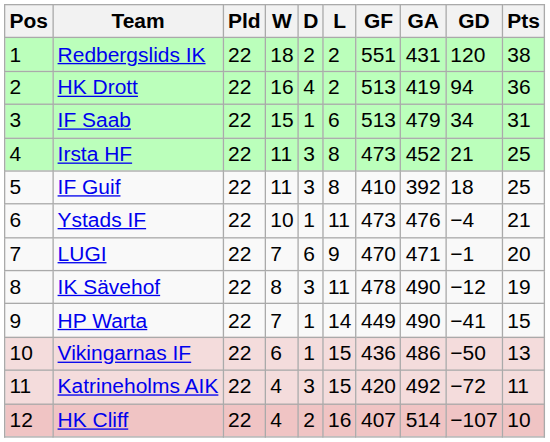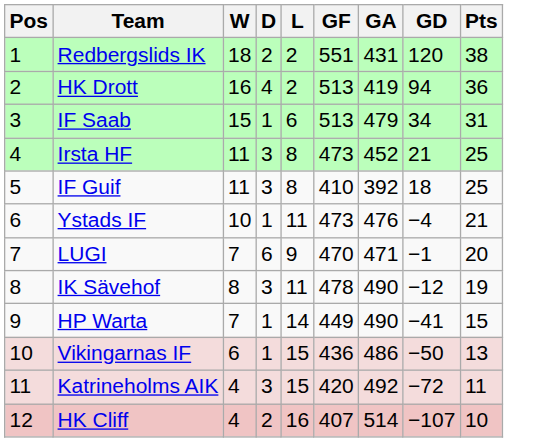- column: (244, 21)
